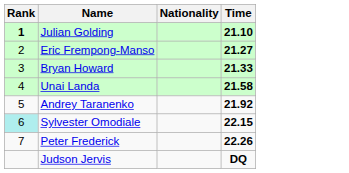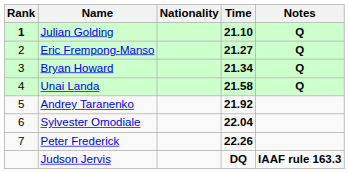+ column: (300, 13)
(238, 68) 21.33 -> (238, 68) 21.34
(21, 123) paleturquoise background -> (21, 123) no background
(238, 123) 22.15 -> (238, 123) 22.04
